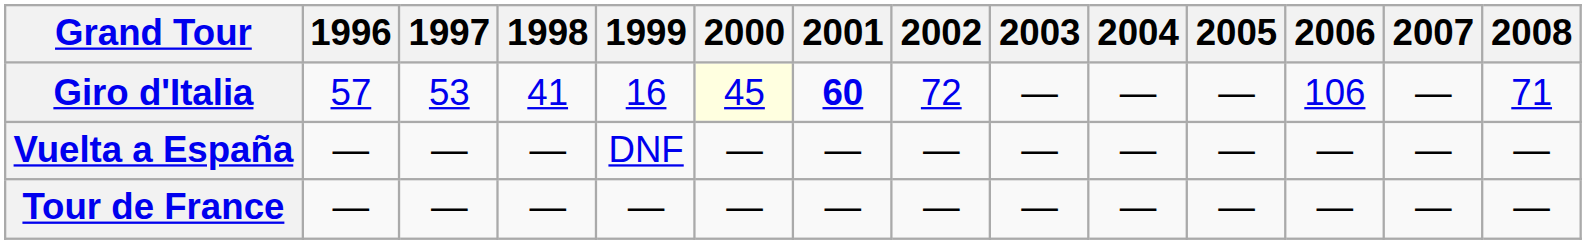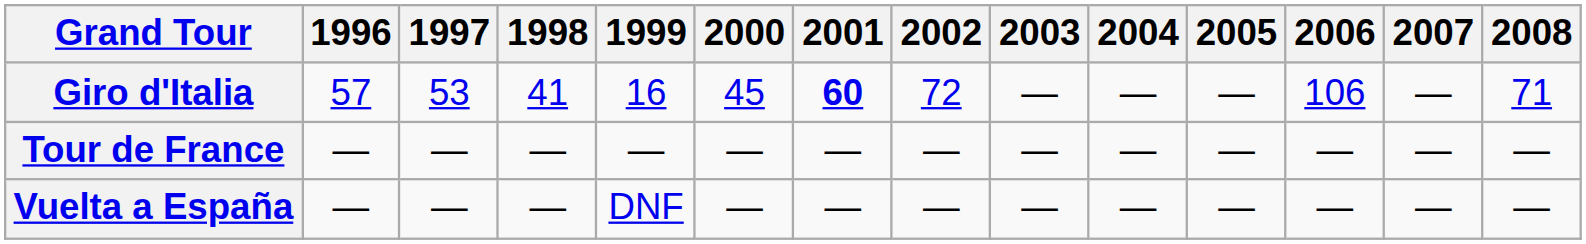(744, 91) lightyellow background -> (744, 91) no background
rows swapped: (153, 207) <-> (153, 149)
